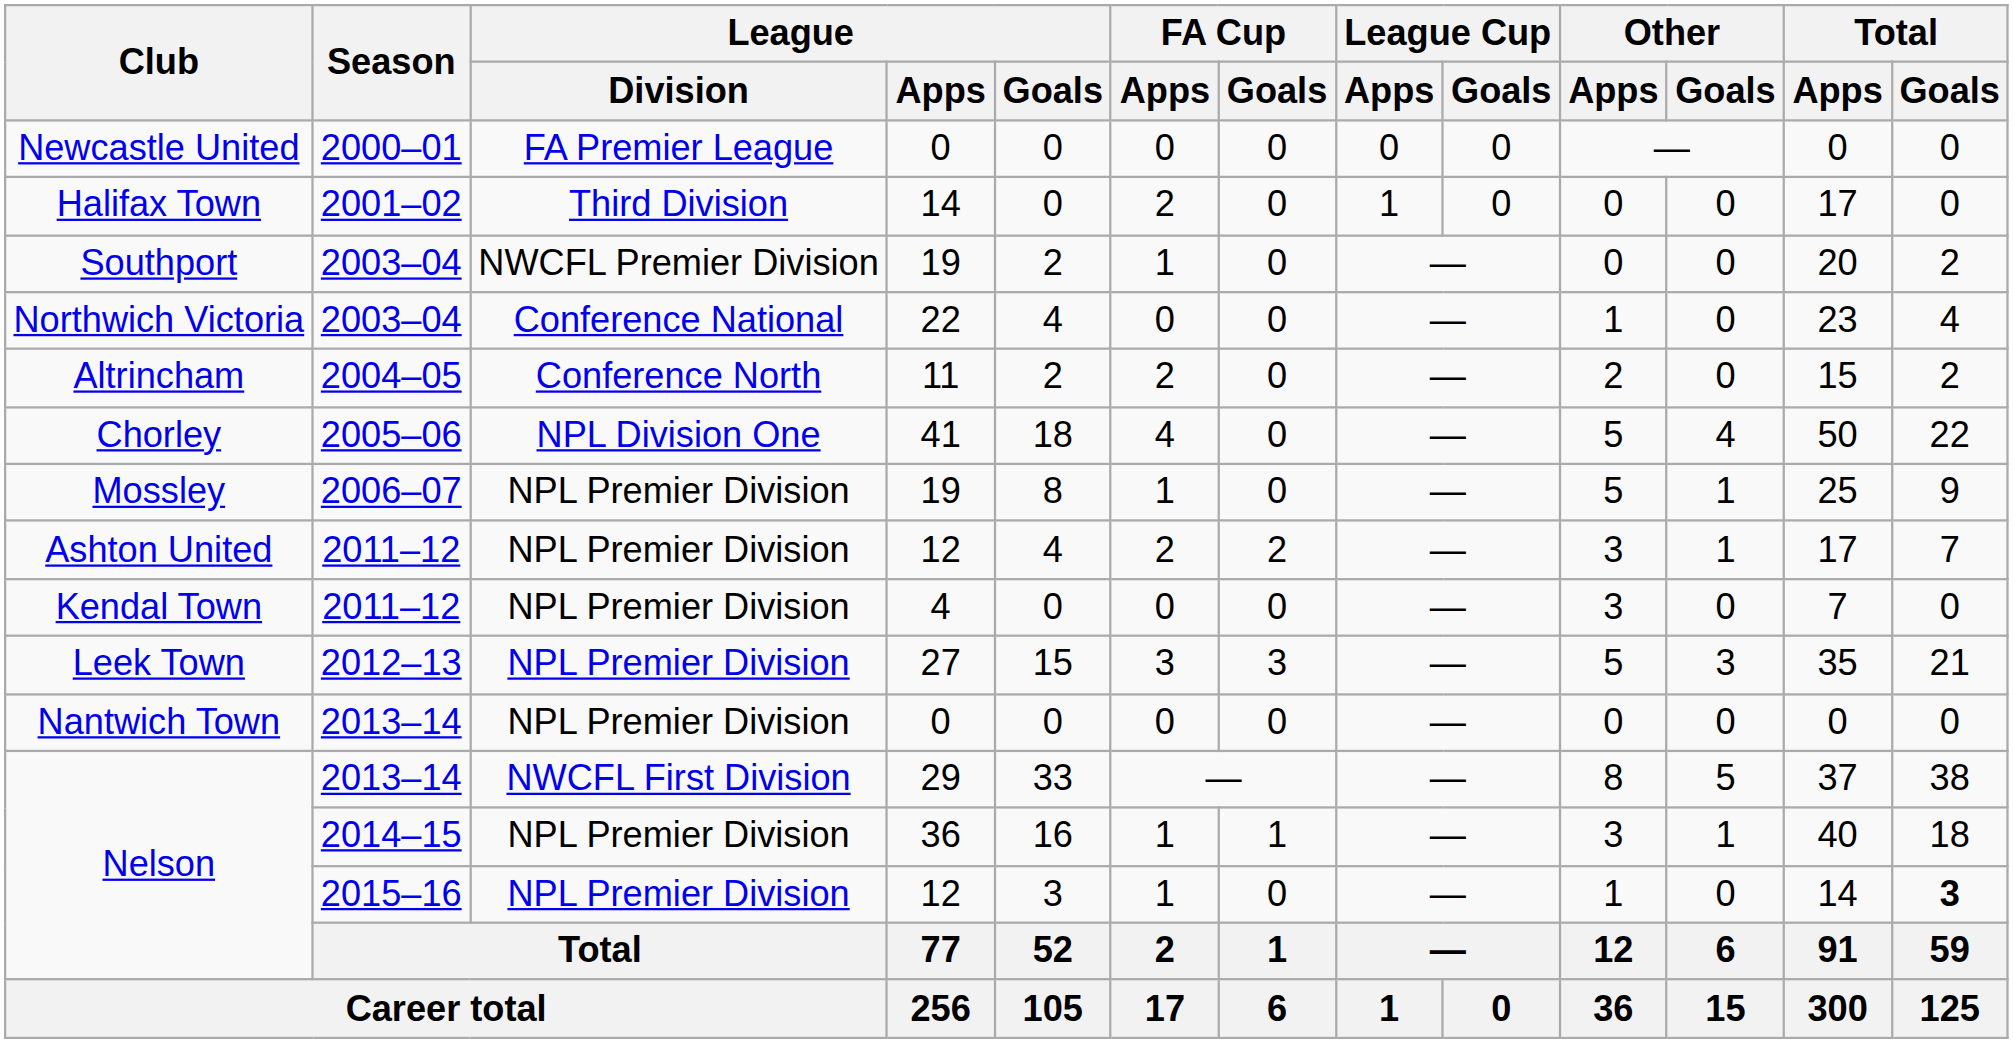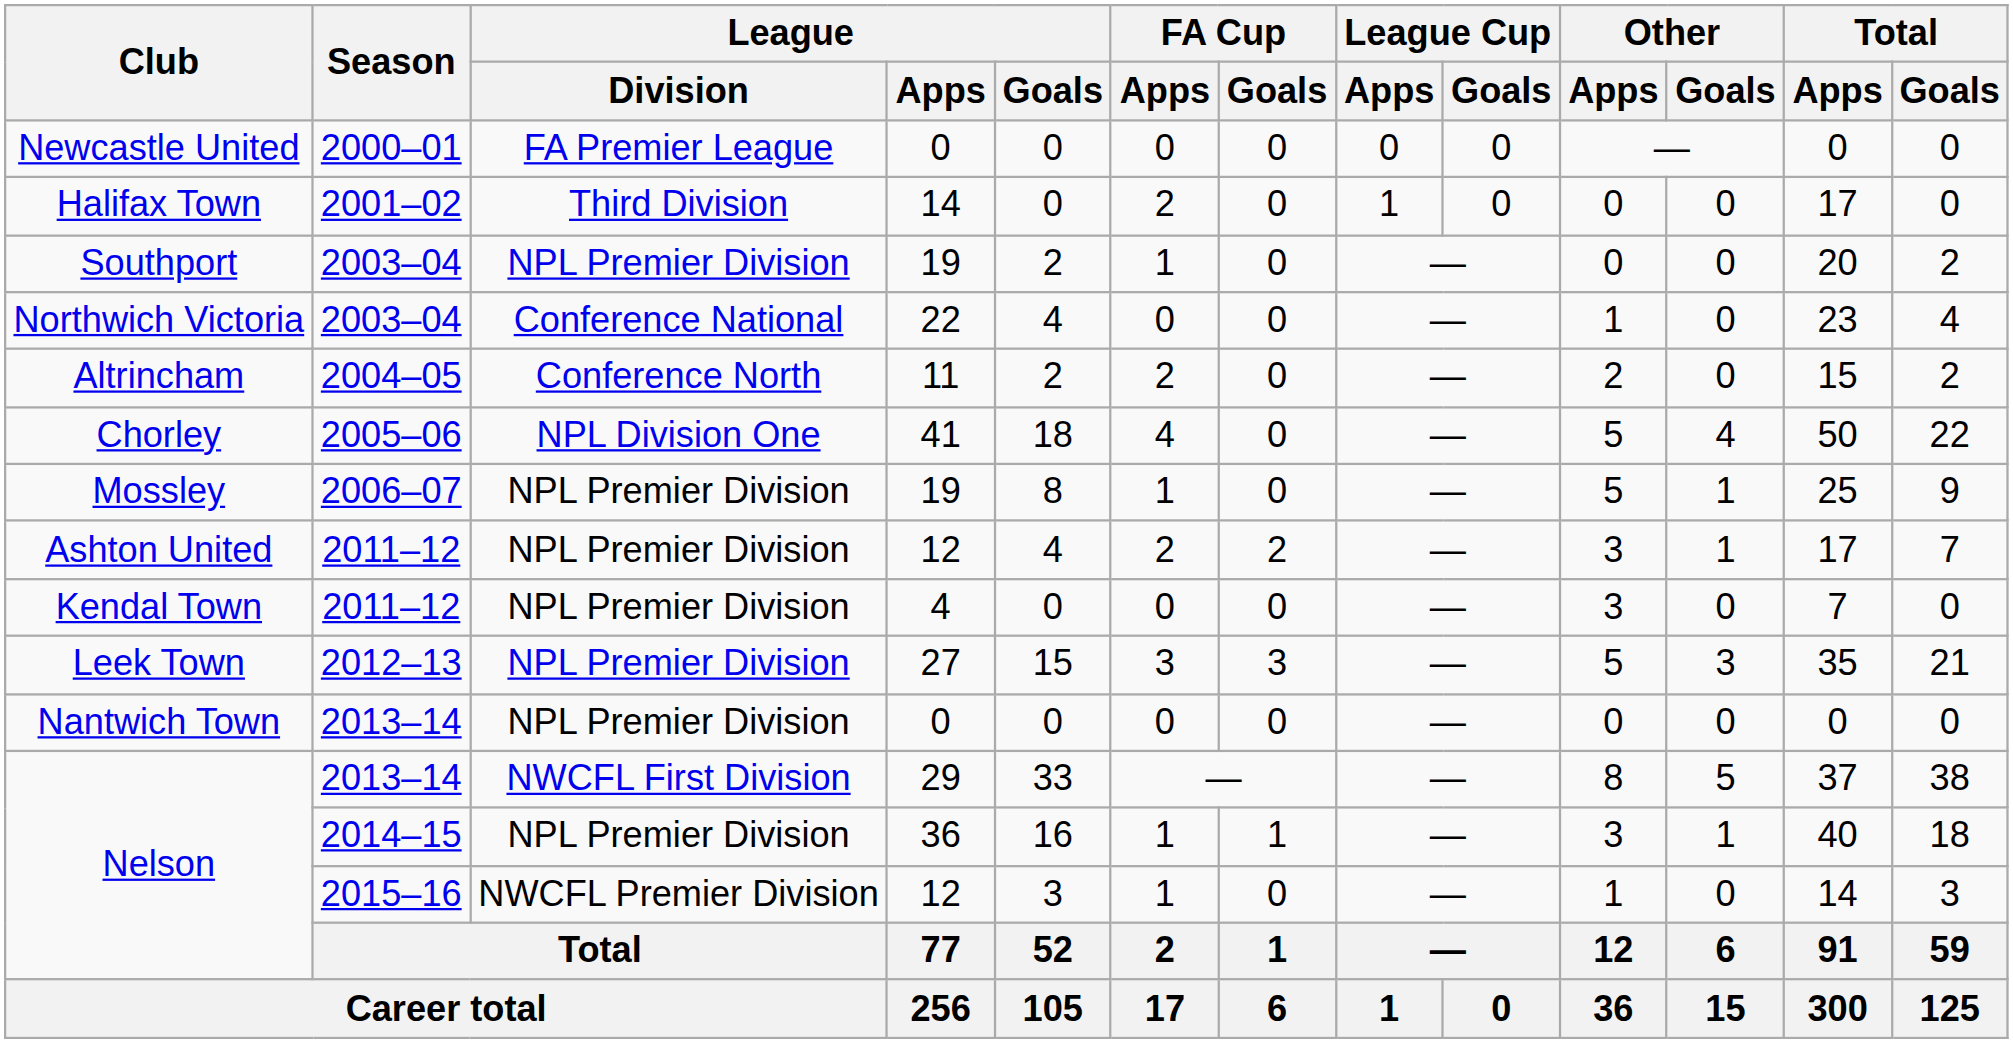(679, 262) NWCFL Premier Division -> (679, 262) NPL Premier Division
(679, 893) NPL Premier Division -> (679, 893) NWCFL Premier Division
(1950, 893) bold -> (1950, 893) normal
